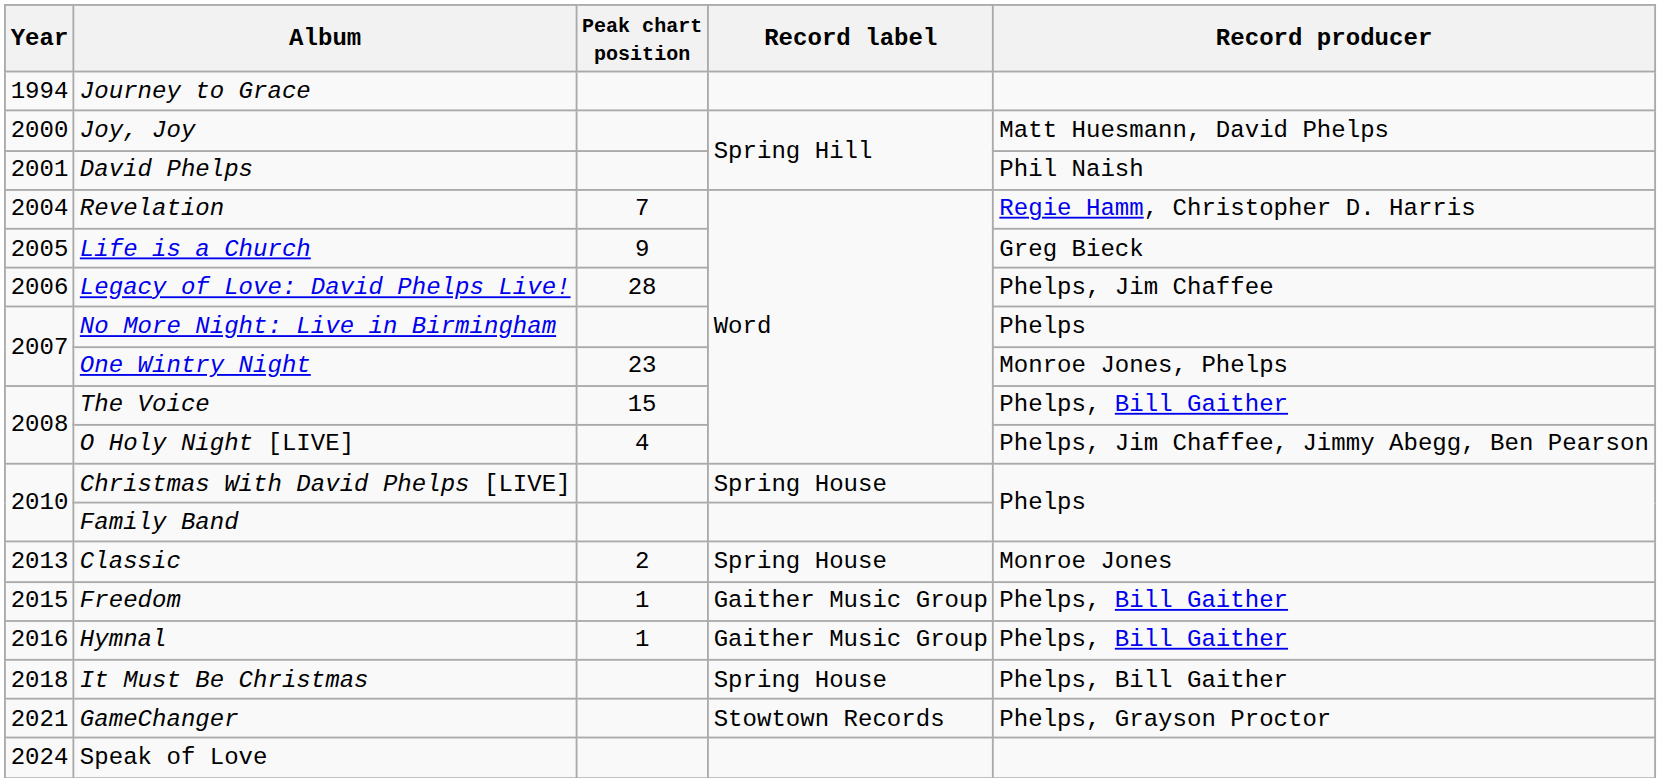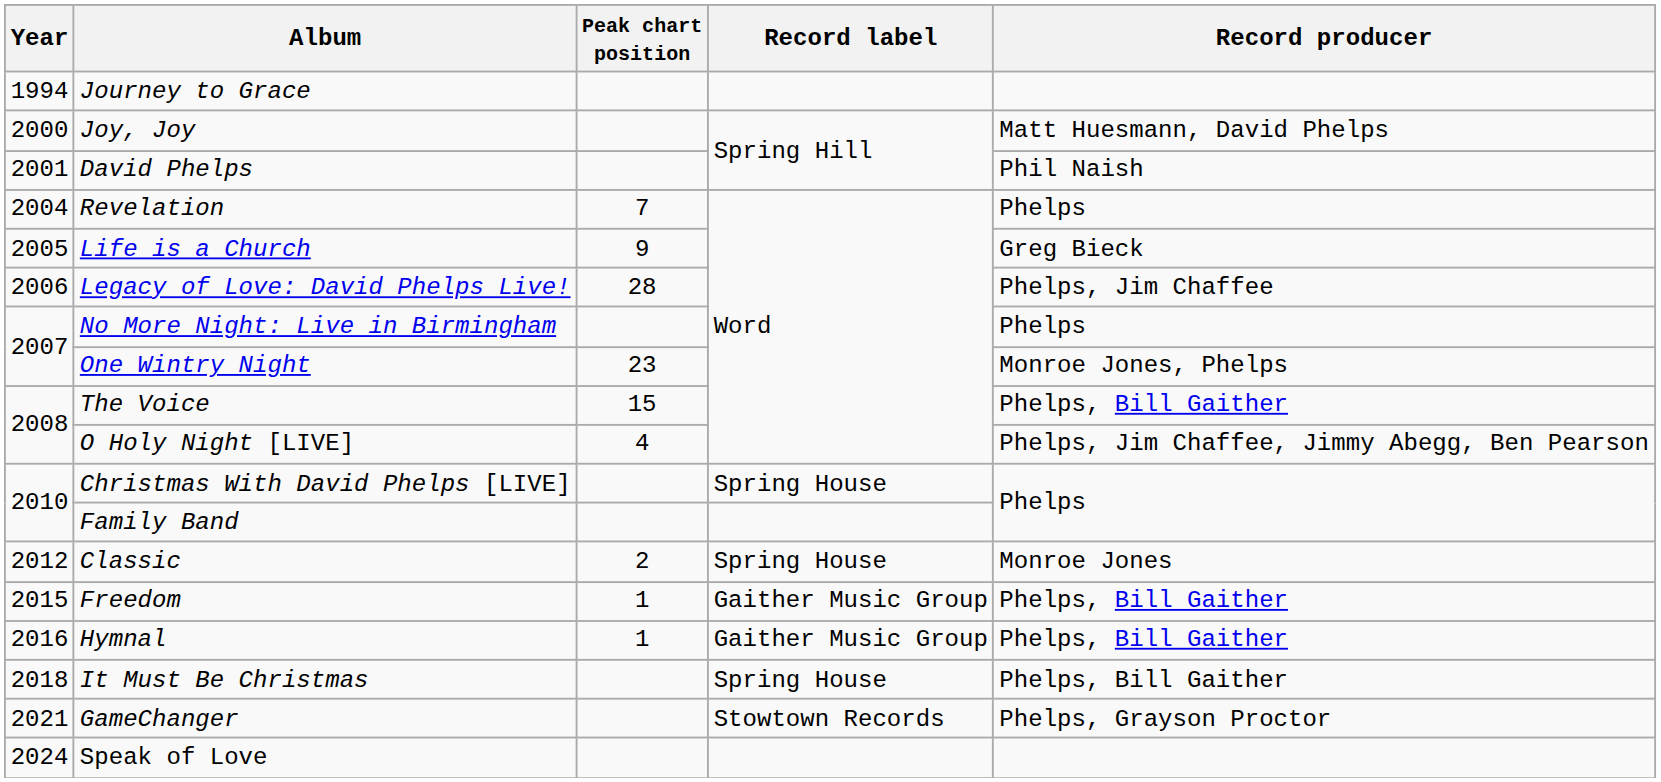(1238, 209) Regie Hamm, Christopher D. Harris -> (1043, 209) Phelps
(40, 562) 2013 -> (40, 562) 2012
